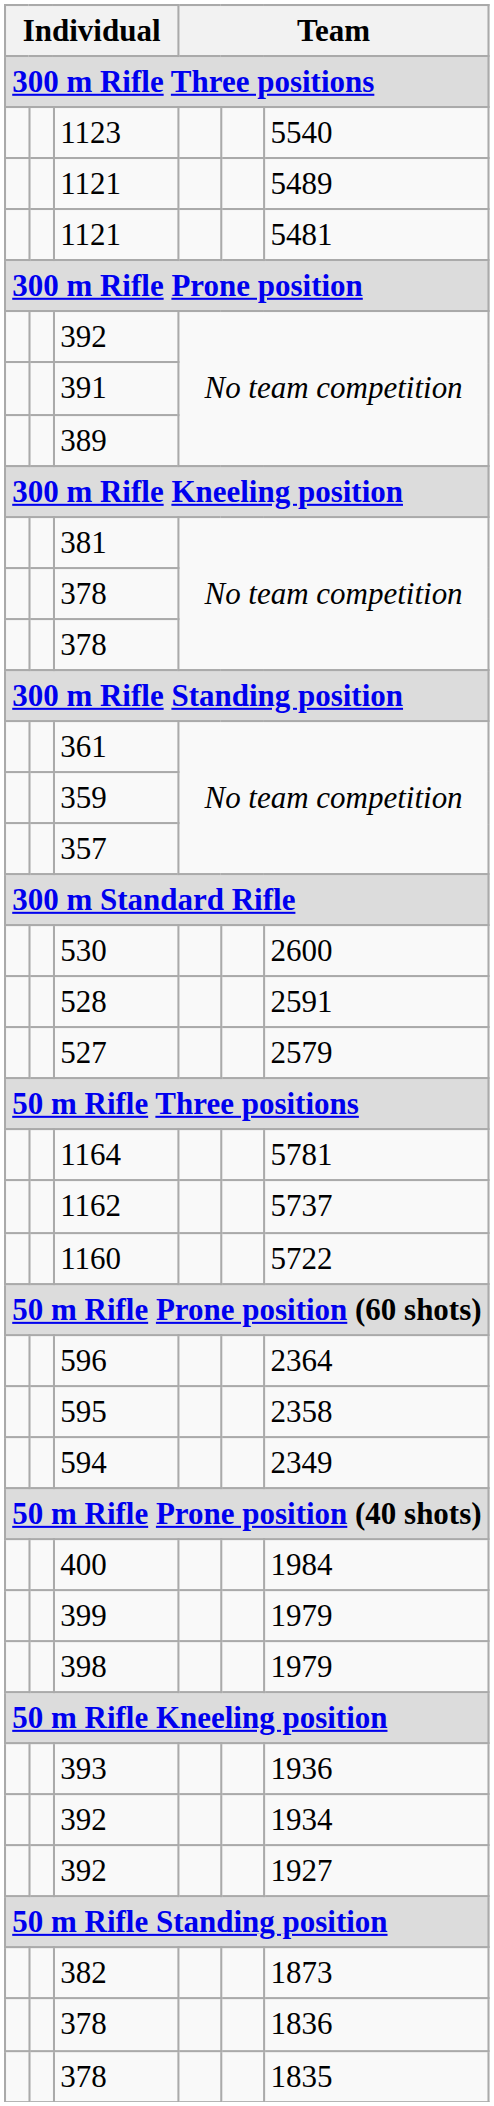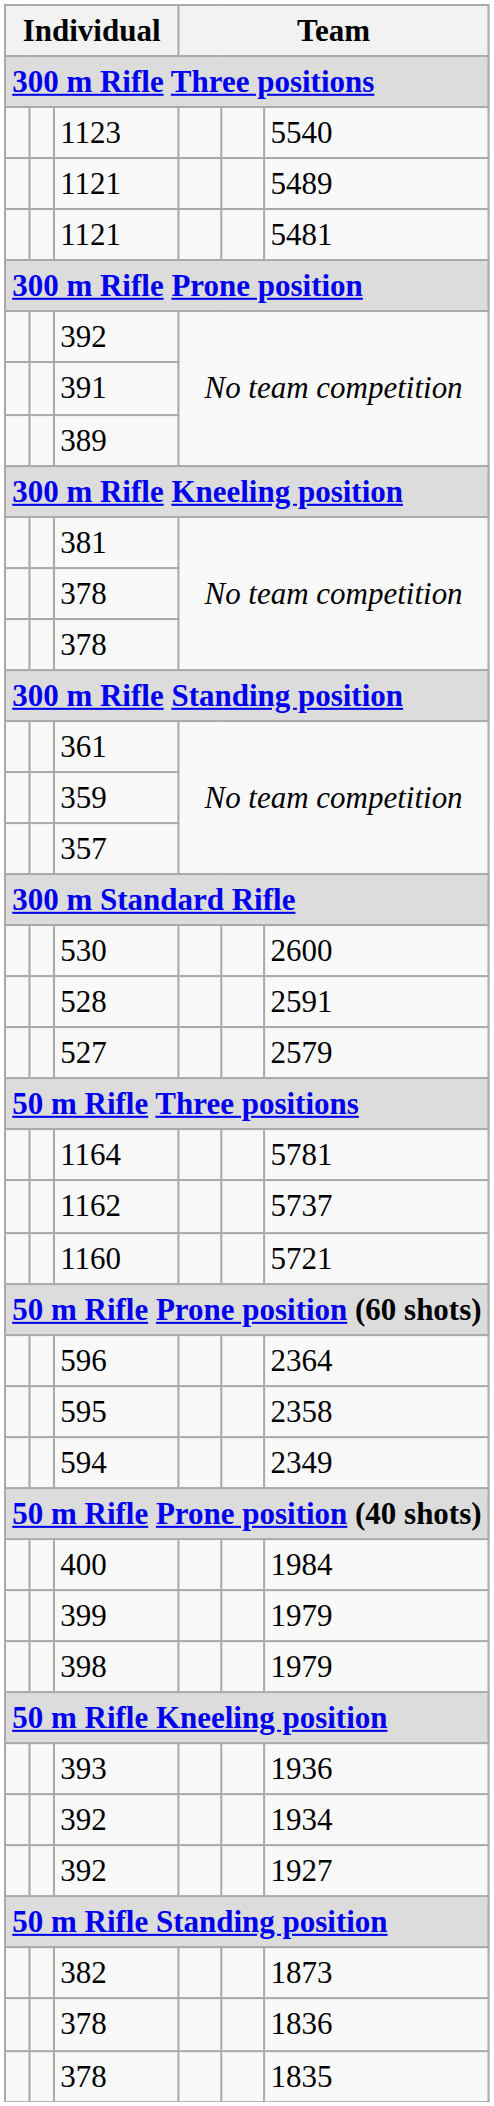(301, 1257) 5722 -> (301, 1257) 5721
